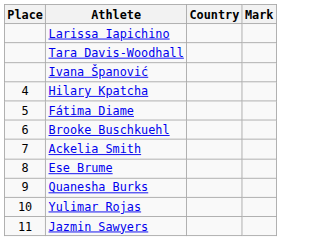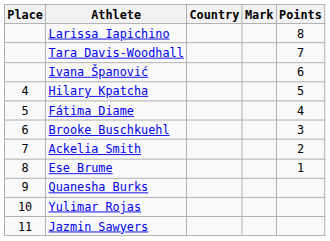+ column: (300, 14)
